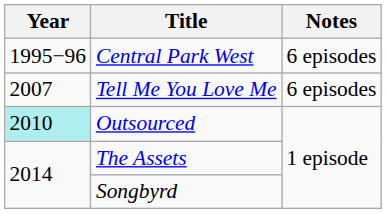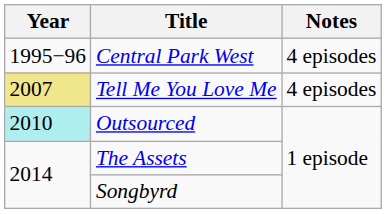(331, 55) 6 episodes -> (331, 55) 4 episodes
(31, 89) no background -> (31, 89) khaki background
(331, 89) 6 episodes -> (331, 89) 4 episodes
